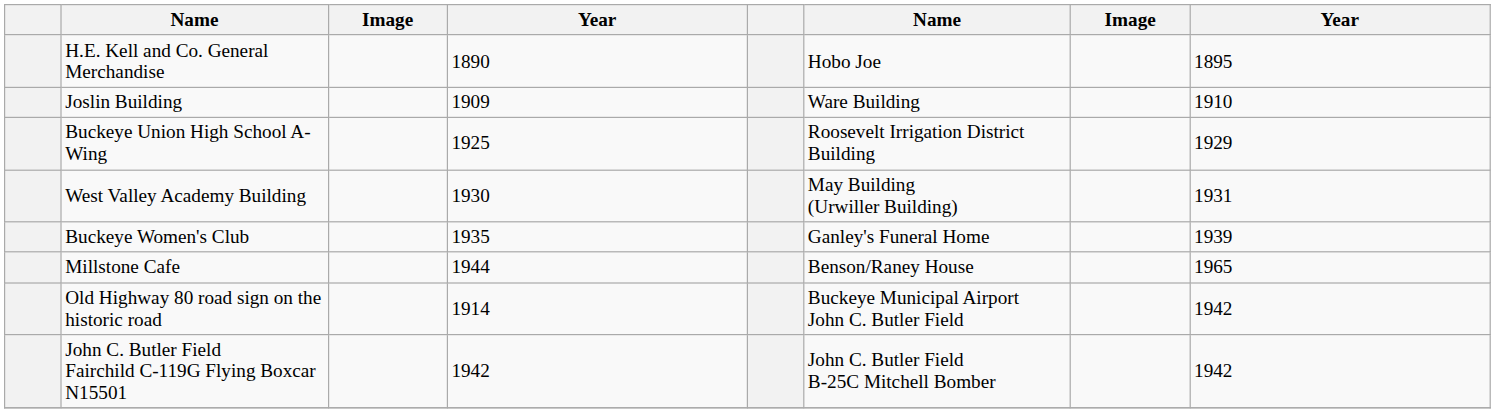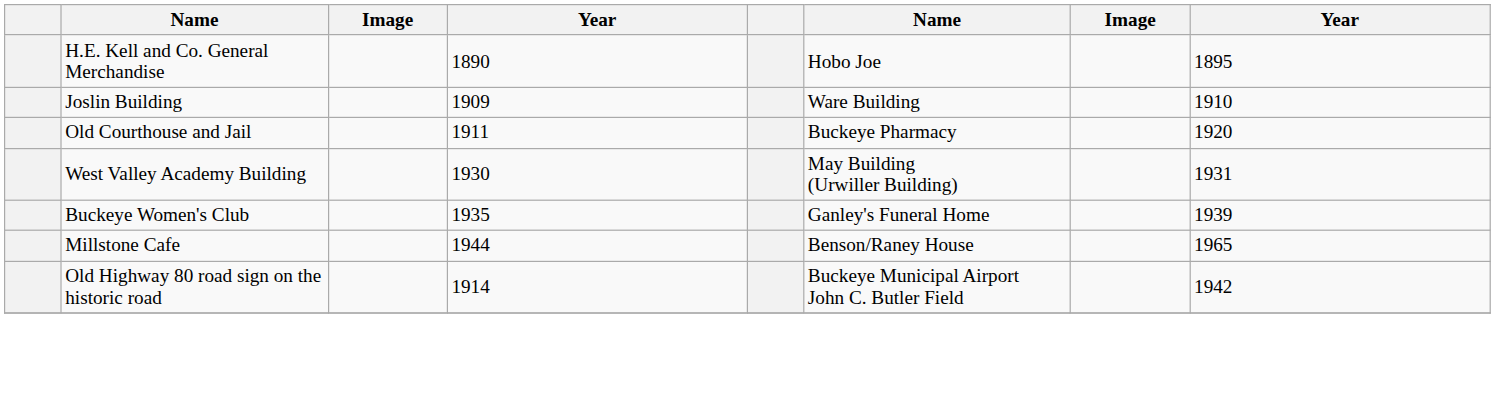+ row: (158, 132)
- row: (188, 143)
- row: (190, 371)
